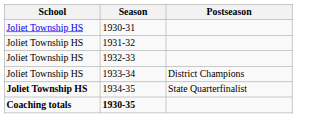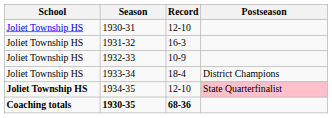+ column: (183, 12)
(207, 89) no background -> (242, 89) pink background
